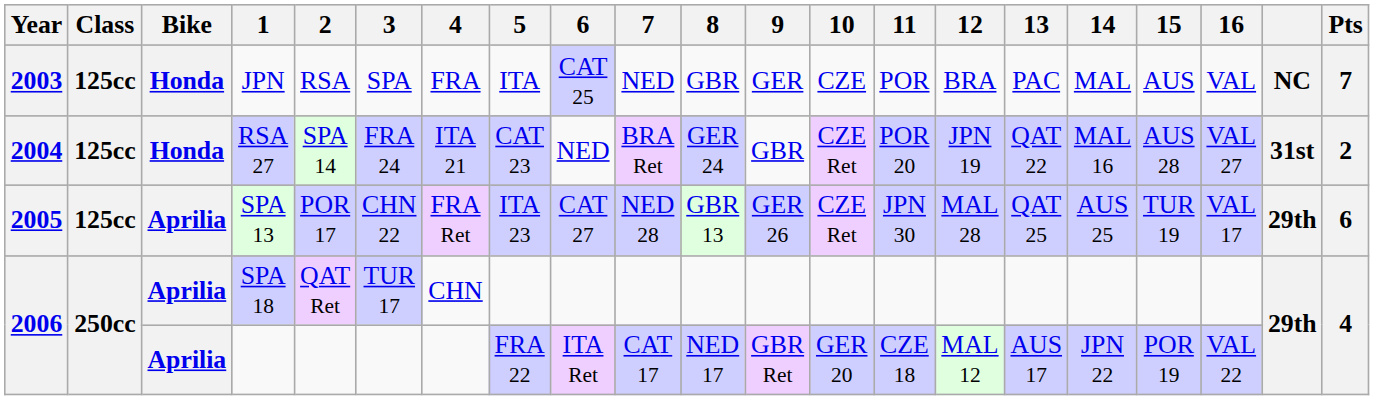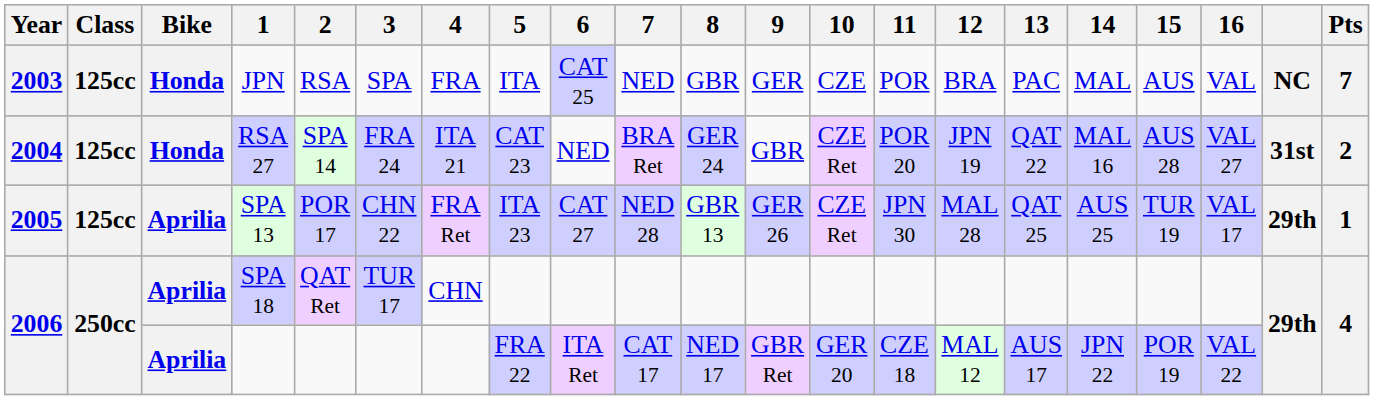(1346, 219) 6 -> (1346, 219) 1
